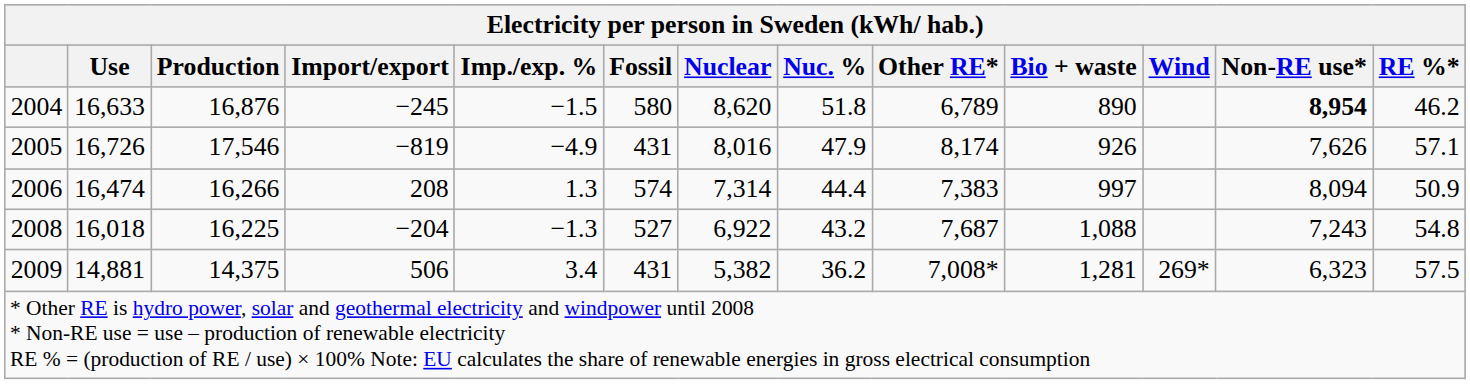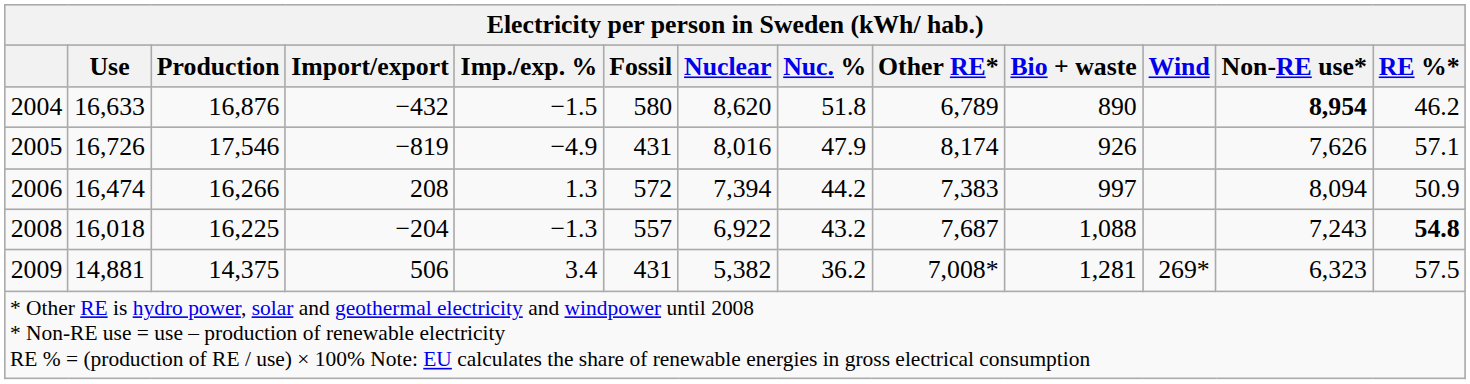(422, 106) −245 -> (422, 106) −432
(653, 188) 574 -> (653, 188) 572
(742, 188) 7,314 -> (742, 188) 7,394
(844, 188) 44.4 -> (844, 188) 44.2
(653, 229) 527 -> (653, 229) 557
(1437, 229) normal -> (1437, 229) bold
